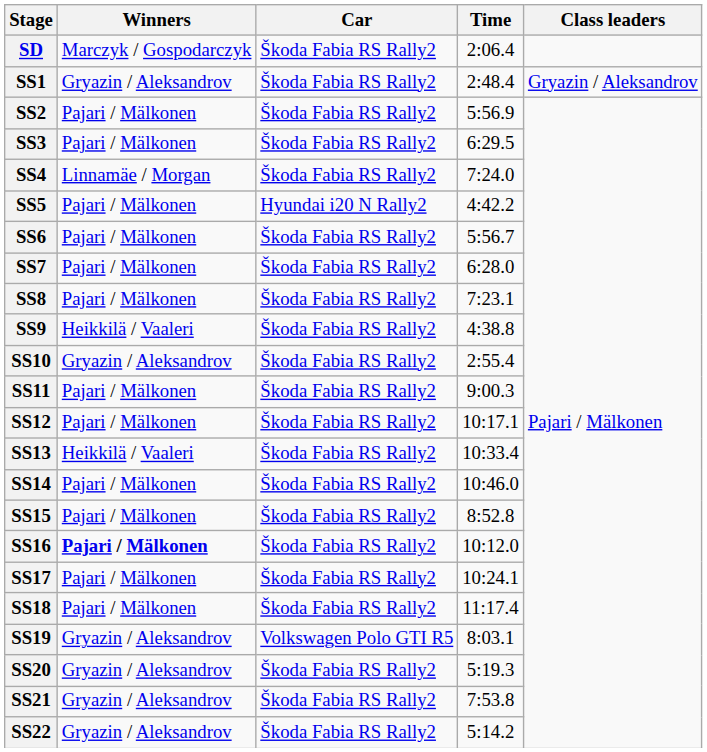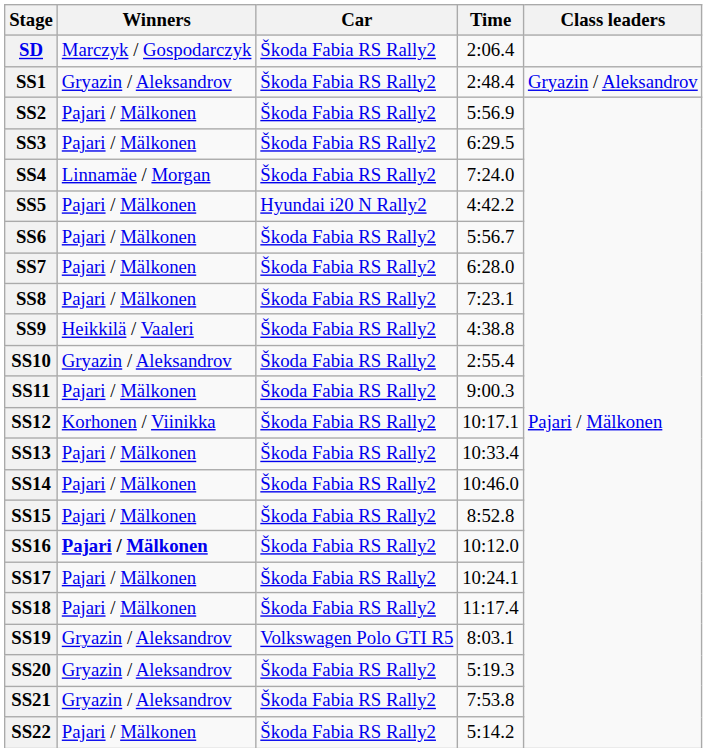(129, 422) Pajari / Mälkonen -> (139, 422) Korhonen / Viinikka
(128, 453) Heikkilä / Vaaleri -> (129, 453) Pajari / Mälkonen
(147, 731) Gryazin / Aleksandrov -> (129, 731) Pajari / Mälkonen
